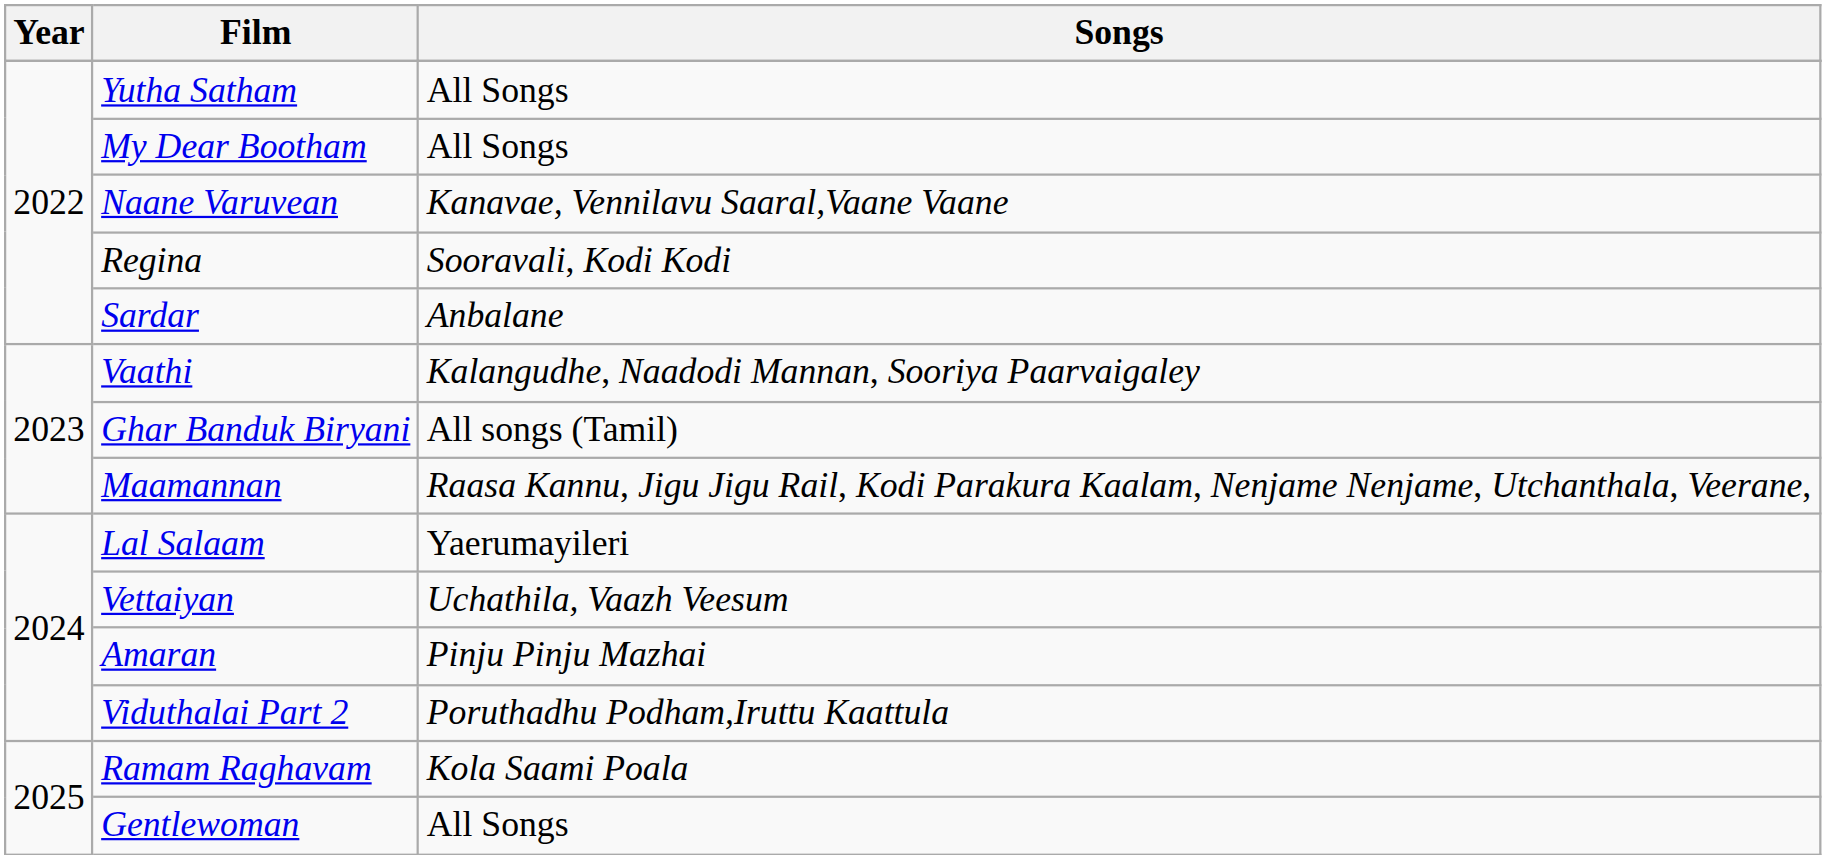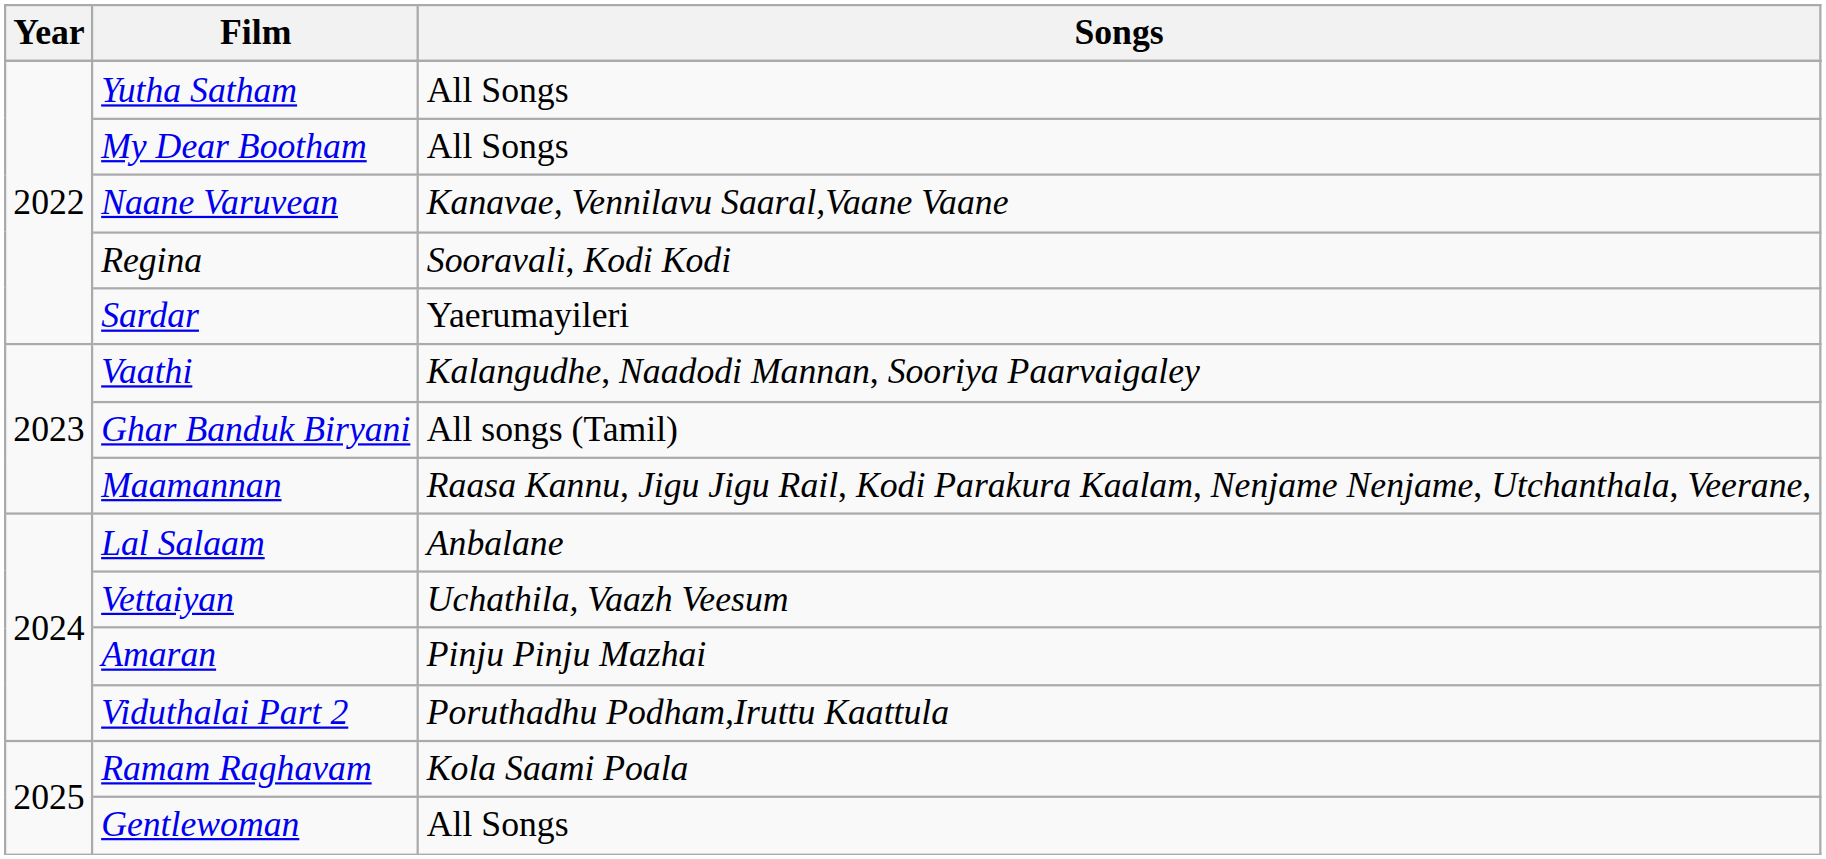(495, 315) Anbalane -> (528, 315) Yaerumayileri
(528, 542) Yaerumayileri -> (495, 542) Anbalane
